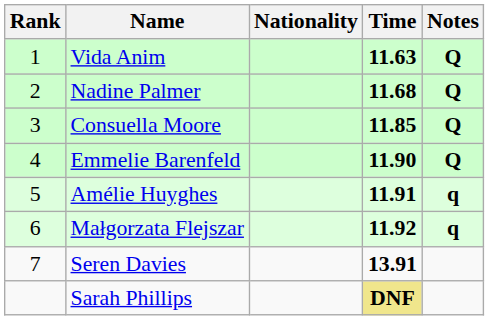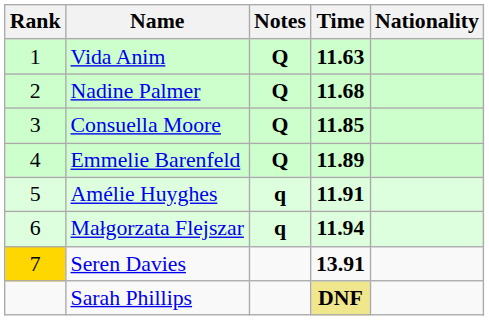columns swapped: (306, 21) <-> (453, 21)
(392, 159) 11.90 -> (340, 159) 11.89
(392, 228) 11.92 -> (340, 228) 11.94
(35, 263) no background -> (35, 263) gold background
